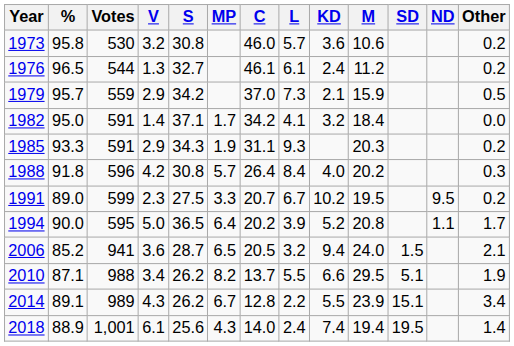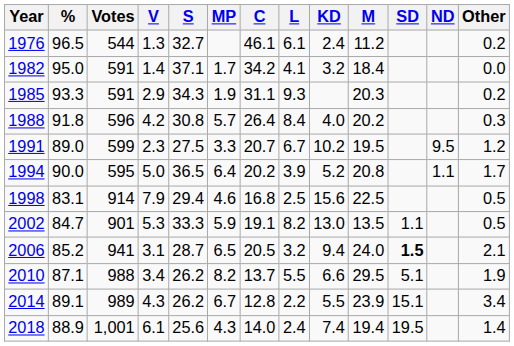- row: (26, 43)
- row: (26, 95)
(494, 198) 0.2 -> (494, 146) 1.2
+ row: (26, 198)
+ row: (26, 224)
(153, 250) 3.6 -> (153, 250) 3.1
(412, 250) normal -> (412, 250) bold
